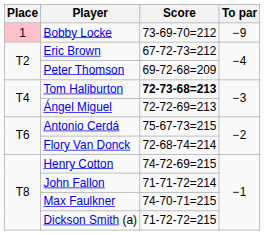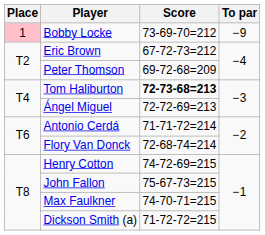(179, 126) 75-67-73=215 -> (179, 126) 71-71-72=214
(179, 182) 71-71-72=214 -> (179, 182) 75-67-73=215
